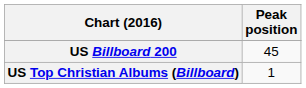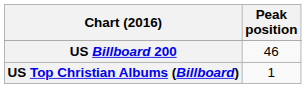(271, 51) 45 -> (271, 51) 46
